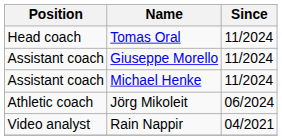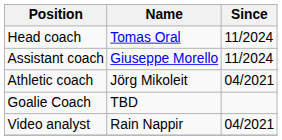- row: (156, 80)
(249, 102) 06/2024 -> (249, 80) 04/2021
+ row: (124, 102)
